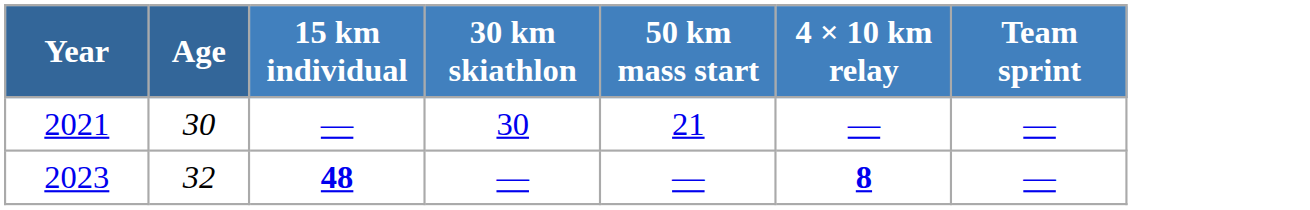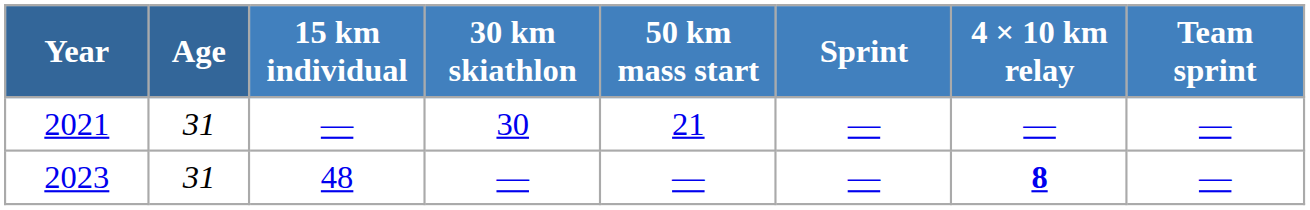+ column: (864, 50)
(199, 123) 30 -> (199, 123) 31
(199, 177) 32 -> (199, 177) 31
(337, 177) bold -> (337, 177) normal
